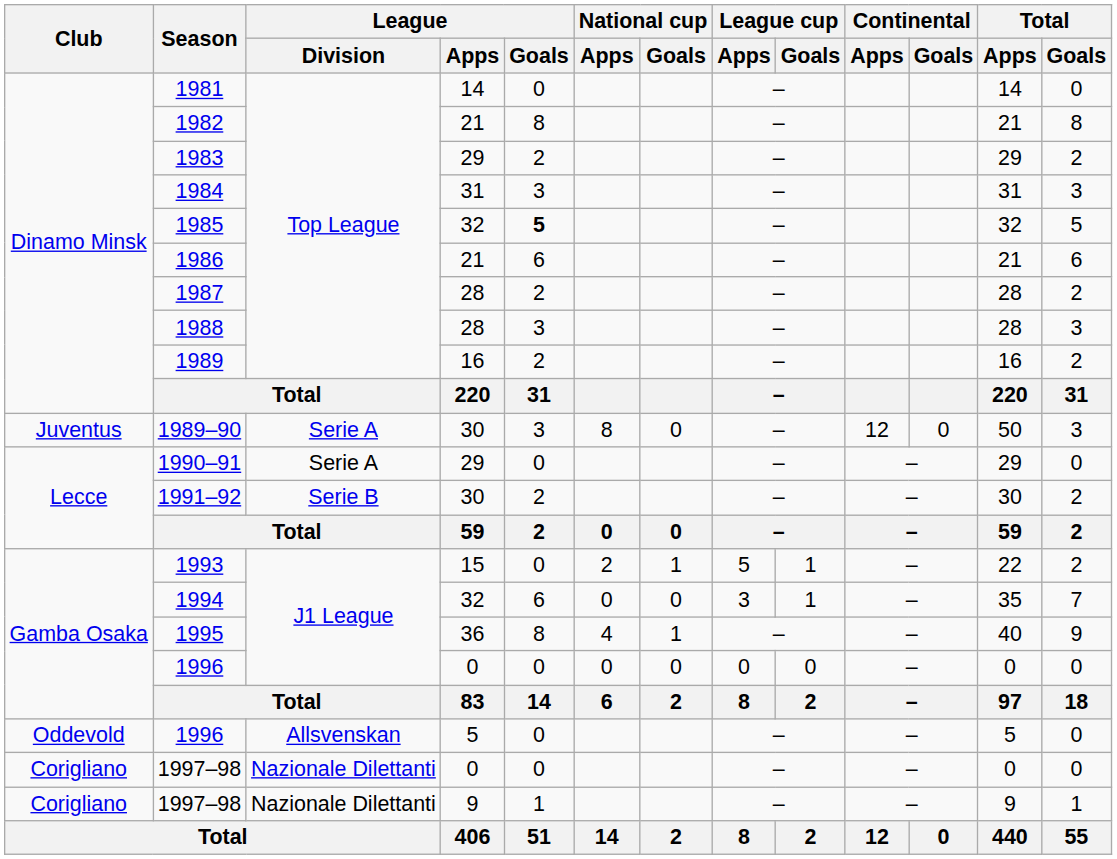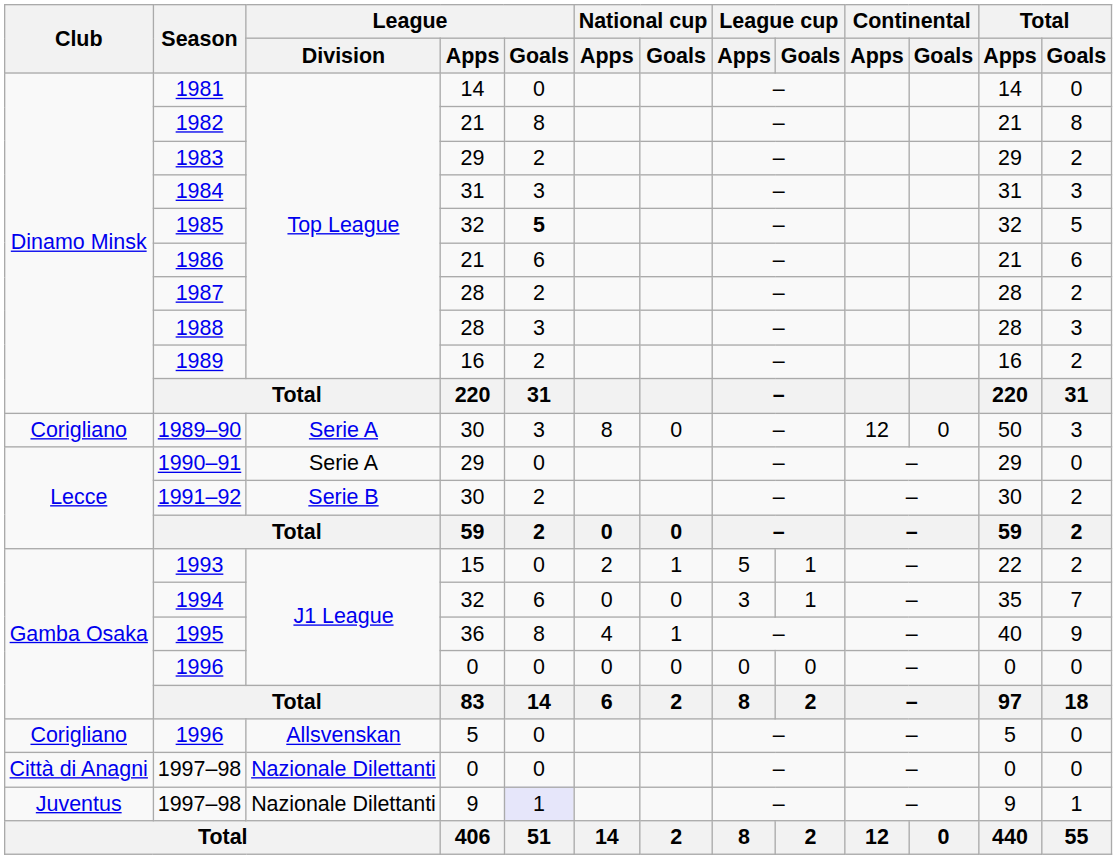(79, 429) Juventus -> (79, 429) Corigliano
(79, 735) Oddevold -> (79, 735) Corigliano
(79, 769) Corigliano -> (79, 769) Città di Anagni
(79, 803) Corigliano -> (79, 803) Juventus
(539, 803) no background -> (539, 803) lavender background
